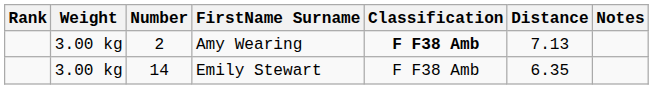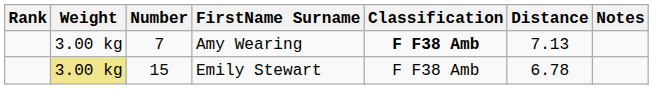(159, 44) 2 -> (159, 44) 7
(89, 70) no background -> (89, 70) khaki background
(159, 70) 14 -> (159, 70) 15
(550, 70) 6.35 -> (550, 70) 6.78
